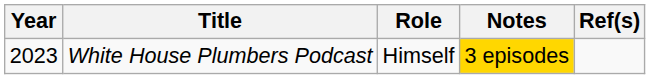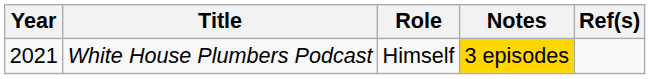(34, 55) 2023 -> (34, 55) 2021
